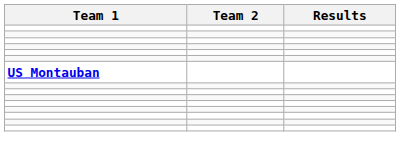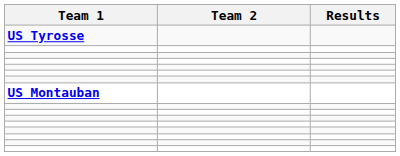+ row: (46, 36)
